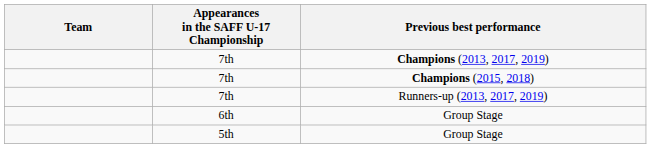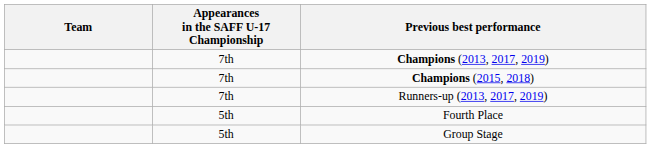+ row: (226, 115)
- row: (226, 115)
